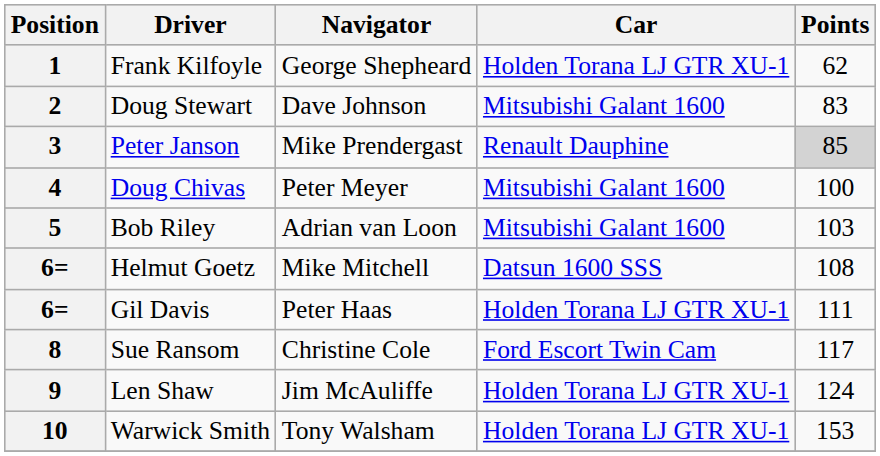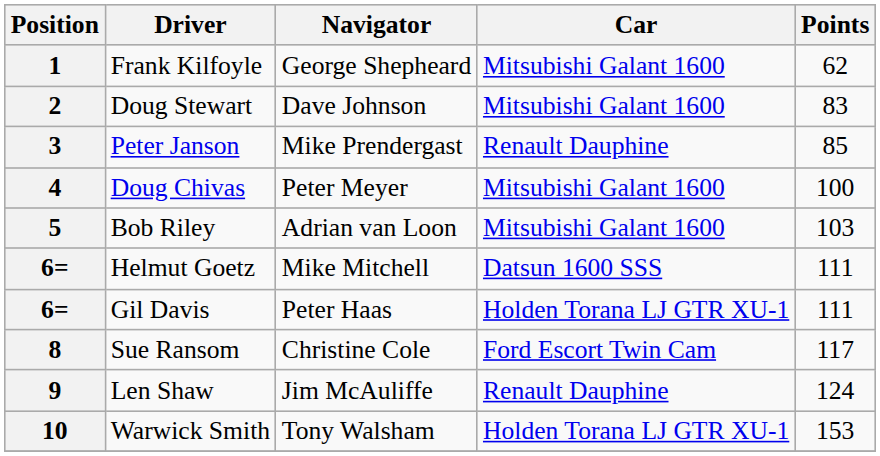(636, 65) Holden Torana LJ GTR XU-1 -> (604, 65) Mitsubishi Galant 1600
(835, 146) lightgrey background -> (835, 146) no background
(835, 268) 108 -> (835, 268) 111
(636, 390) Holden Torana LJ GTR XU-1 -> (576, 390) Renault Dauphine
